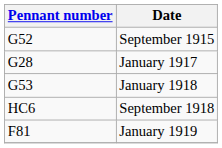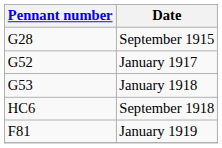(20, 39) G52 -> (20, 39) G28
(20, 62) G28 -> (20, 62) G52
